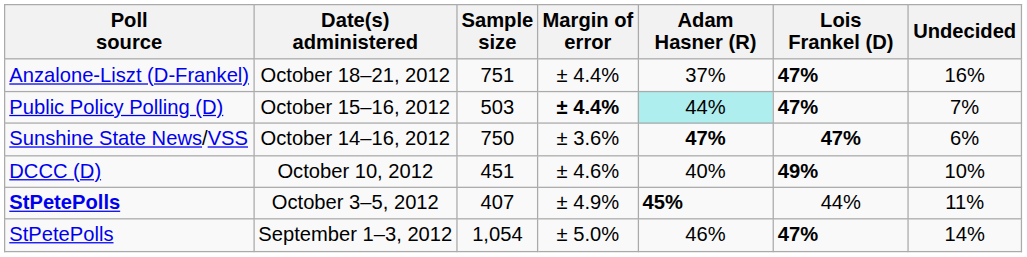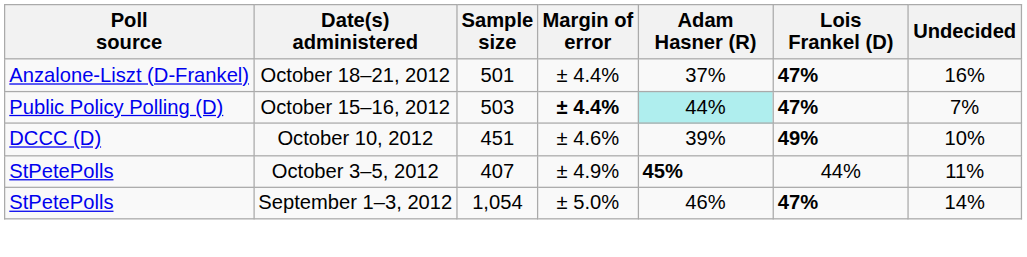(497, 75) 751 -> (497, 75) 501
- row: (355, 139)
(706, 171) 40% -> (706, 139) 39%
(65, 203) bold -> (61, 171) normal
